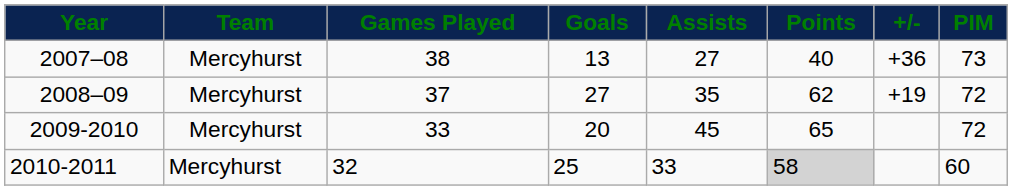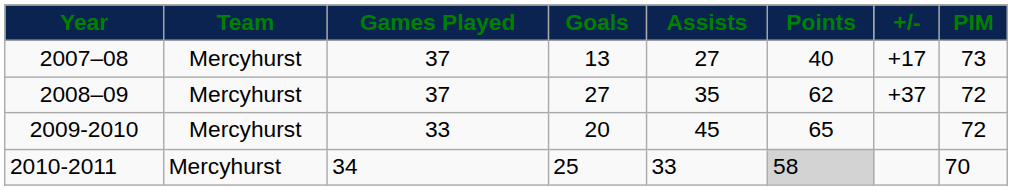(438, 58) 38 -> (438, 58) 37
(907, 58) +36 -> (907, 58) +17
(907, 94) +19 -> (907, 94) +37
(345, 166) 32 -> (345, 166) 34
(957, 166) 60 -> (957, 166) 70
